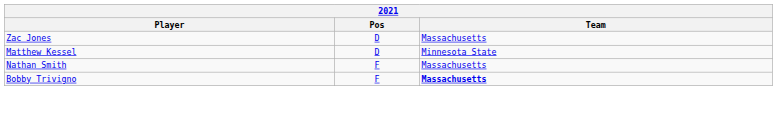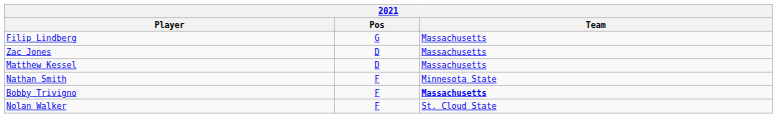+ row: (41, 38)
(459, 52) Minnesota State -> (454, 65) Massachusetts
(454, 65) Massachusetts -> (459, 79) Minnesota State
+ row: (36, 106)
